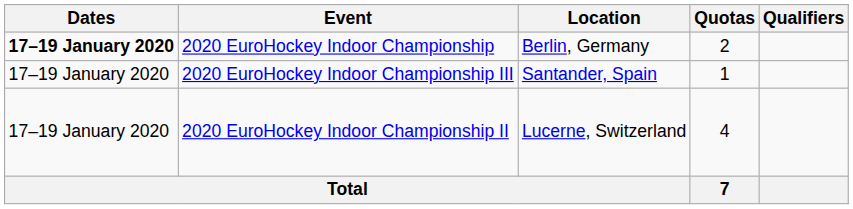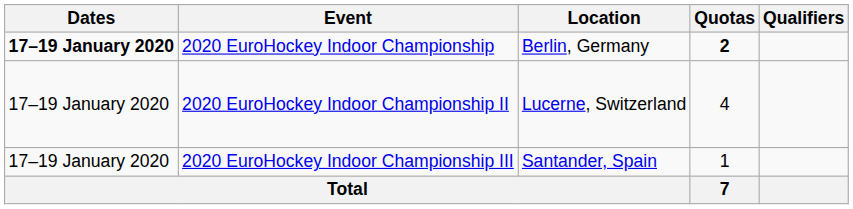(725, 46) normal -> (725, 46) bold
rows swapped: (345, 131) <-> (348, 74)
